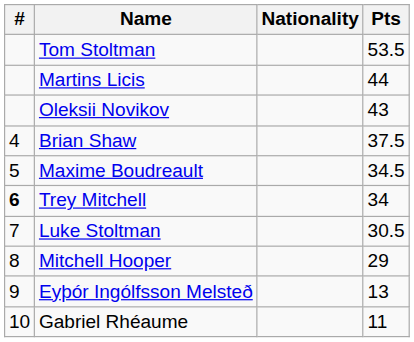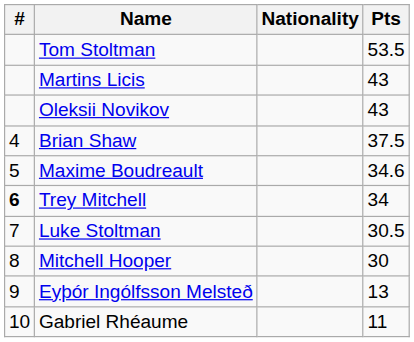(378, 79) 44 -> (378, 79) 43
(386, 170) 34.5 -> (386, 170) 34.6
(378, 261) 29 -> (378, 261) 30
